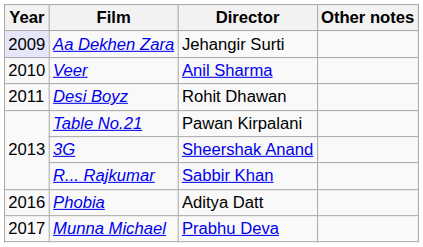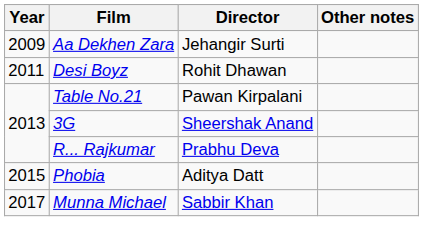(27, 44) lavender background -> (27, 44) no background
- row: (70, 70)
(228, 176) Sabbir Khan -> (230, 149) Prabhu Deva
(27, 202) 2016 -> (27, 176) 2015
(230, 228) Prabhu Deva -> (228, 202) Sabbir Khan
